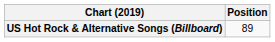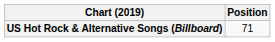(247, 28) 89 -> (247, 28) 71
